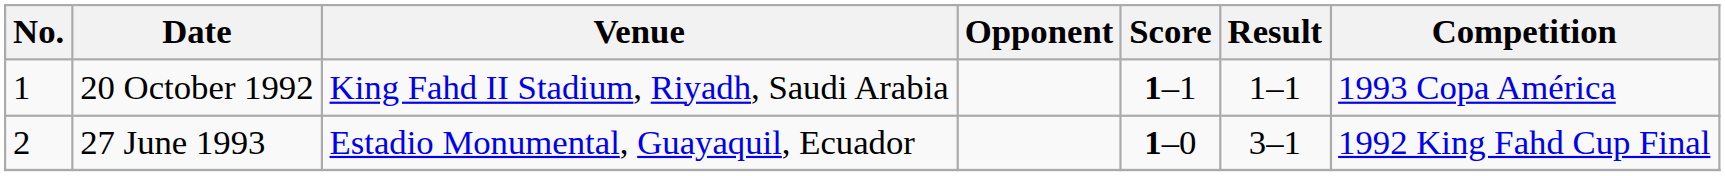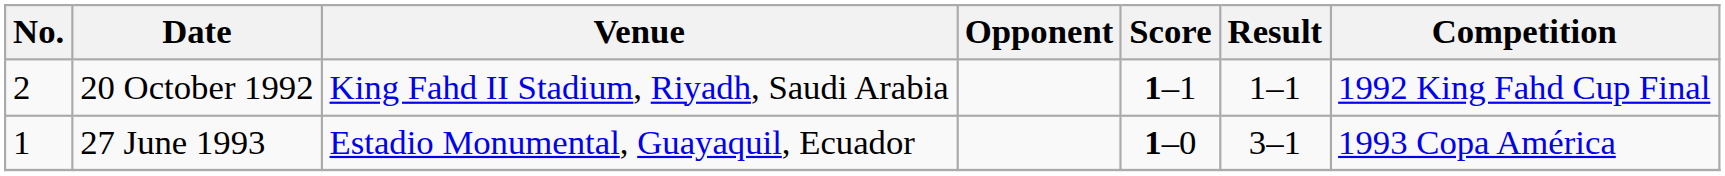(22, 87) 1 -> (22, 87) 2
(1477, 87) 1993 Copa América -> (1524, 87) 1992 King Fahd Cup Final
(22, 142) 2 -> (22, 142) 1
(1524, 142) 1992 King Fahd Cup Final -> (1477, 142) 1993 Copa América
